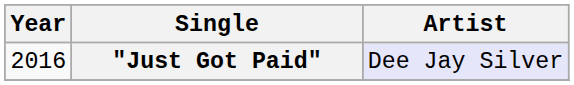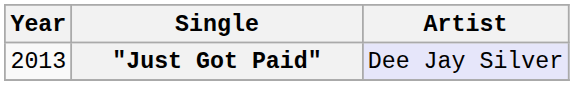(38, 62) 2016 -> (38, 62) 2013
